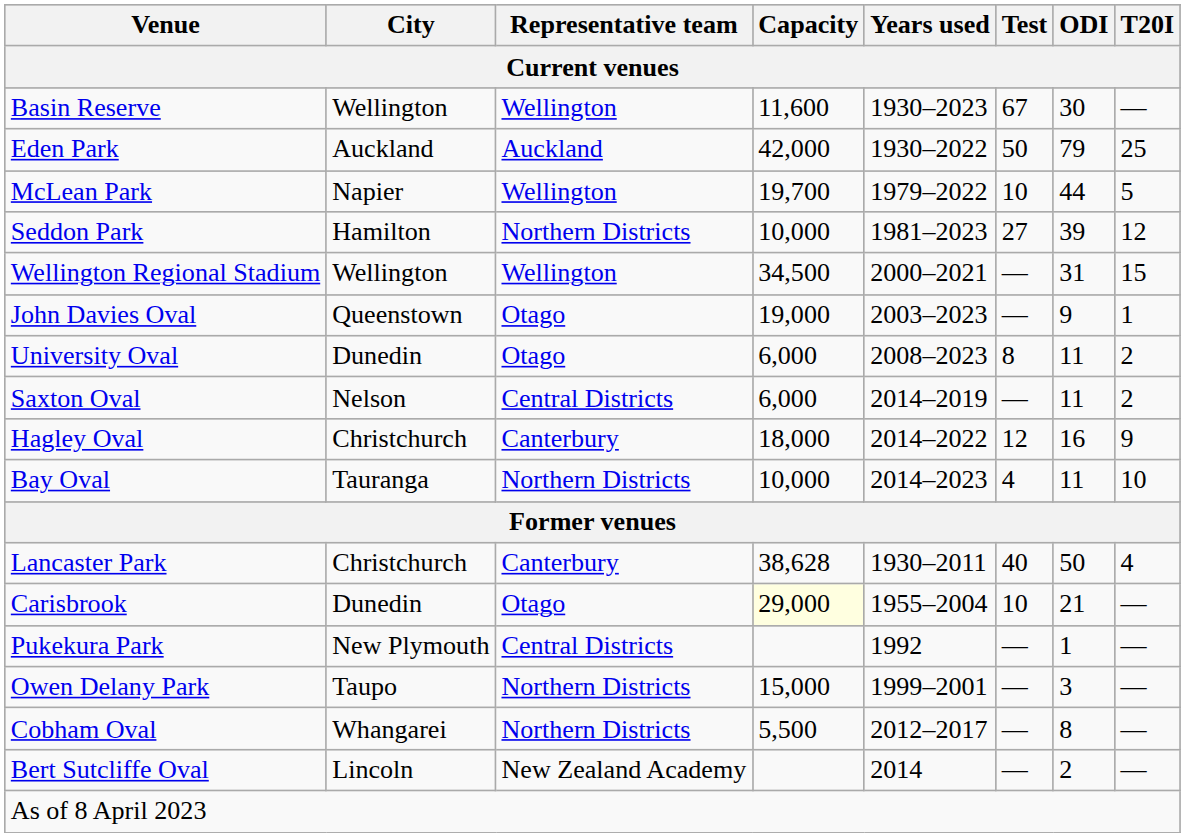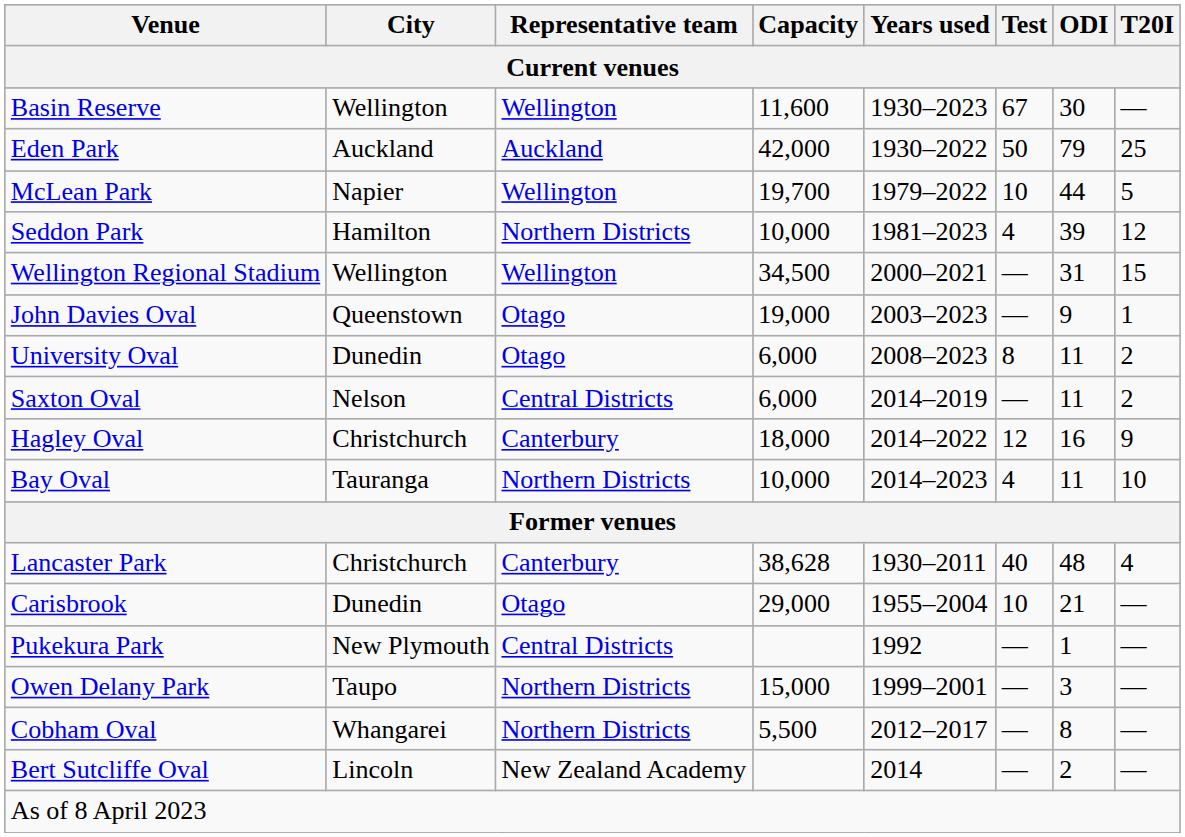(1015, 231) 27 -> (1008, 231) 4
(1072, 562) 50 -> (1072, 562) 48
(794, 604) lightyellow background -> (794, 604) no background
